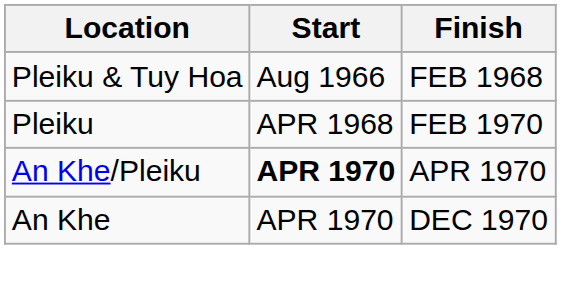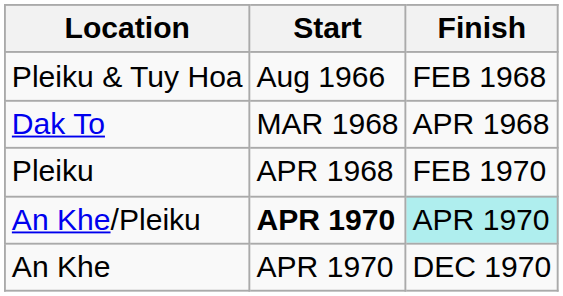+ row: (58, 123)
(478, 171) no background -> (481, 219) paleturquoise background
